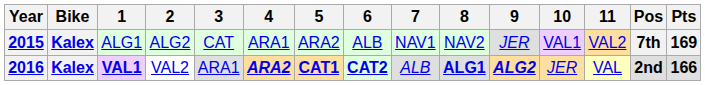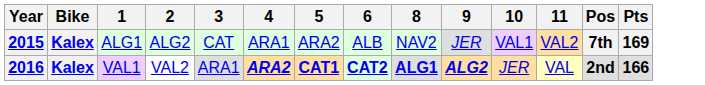- column: (415, 17)
(122, 67) bold -> (122, 67) normal
